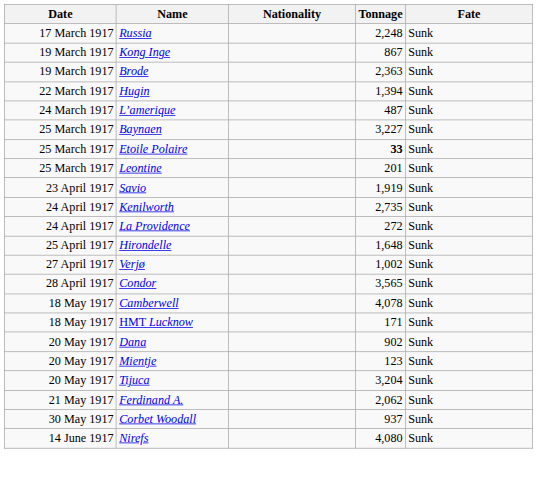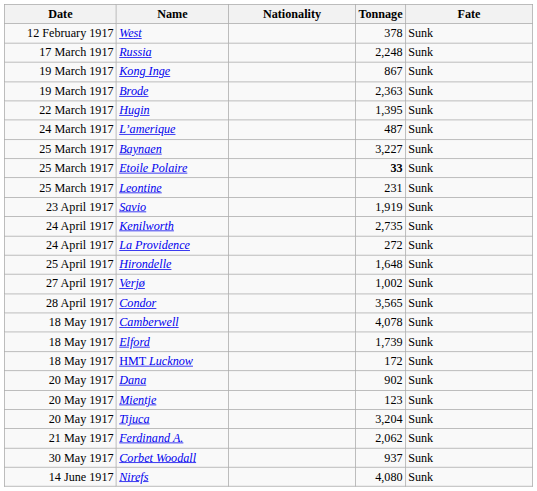+ row: (130, 33)
(389, 91) 1,394 -> (389, 110) 1,395
(393, 168) 201 -> (393, 187) 231
+ row: (135, 341)
(393, 322) 171 -> (393, 361) 172
